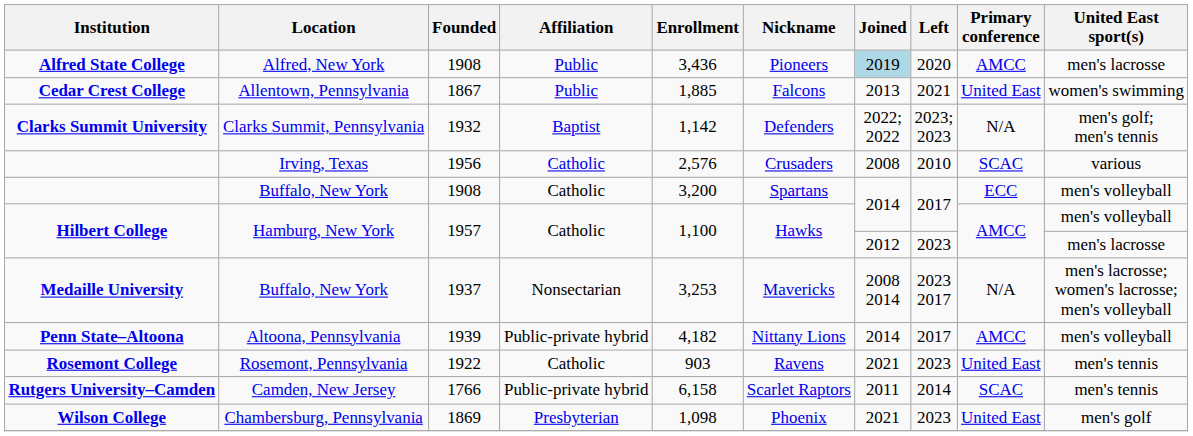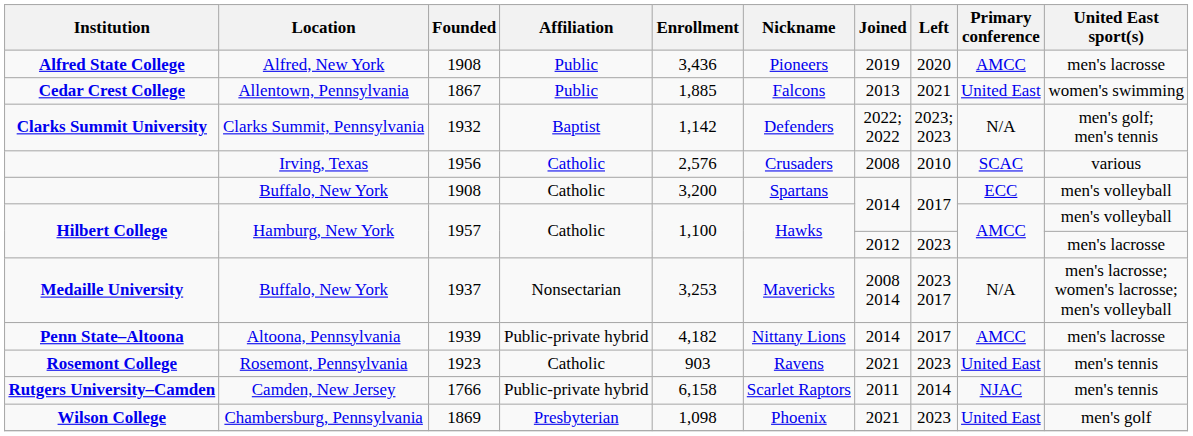(883, 63) lightblue background -> (883, 63) no background
(1116, 336) men's volleyball -> (1116, 336) men's lacrosse
(464, 363) 1922 -> (464, 363) 1923
(1001, 390) SCAC -> (1001, 390) NJAC
